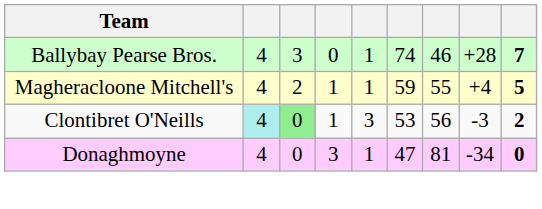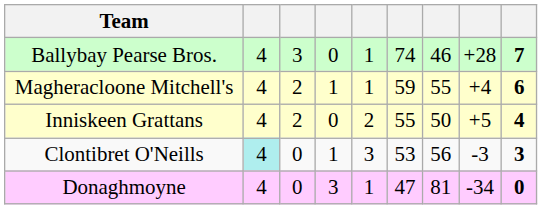(519, 87) 5 -> (519, 87) 6
+ row: (124, 120)
(297, 120) lightgreen background -> (297, 154) no background
(519, 120) 2 -> (519, 154) 3
